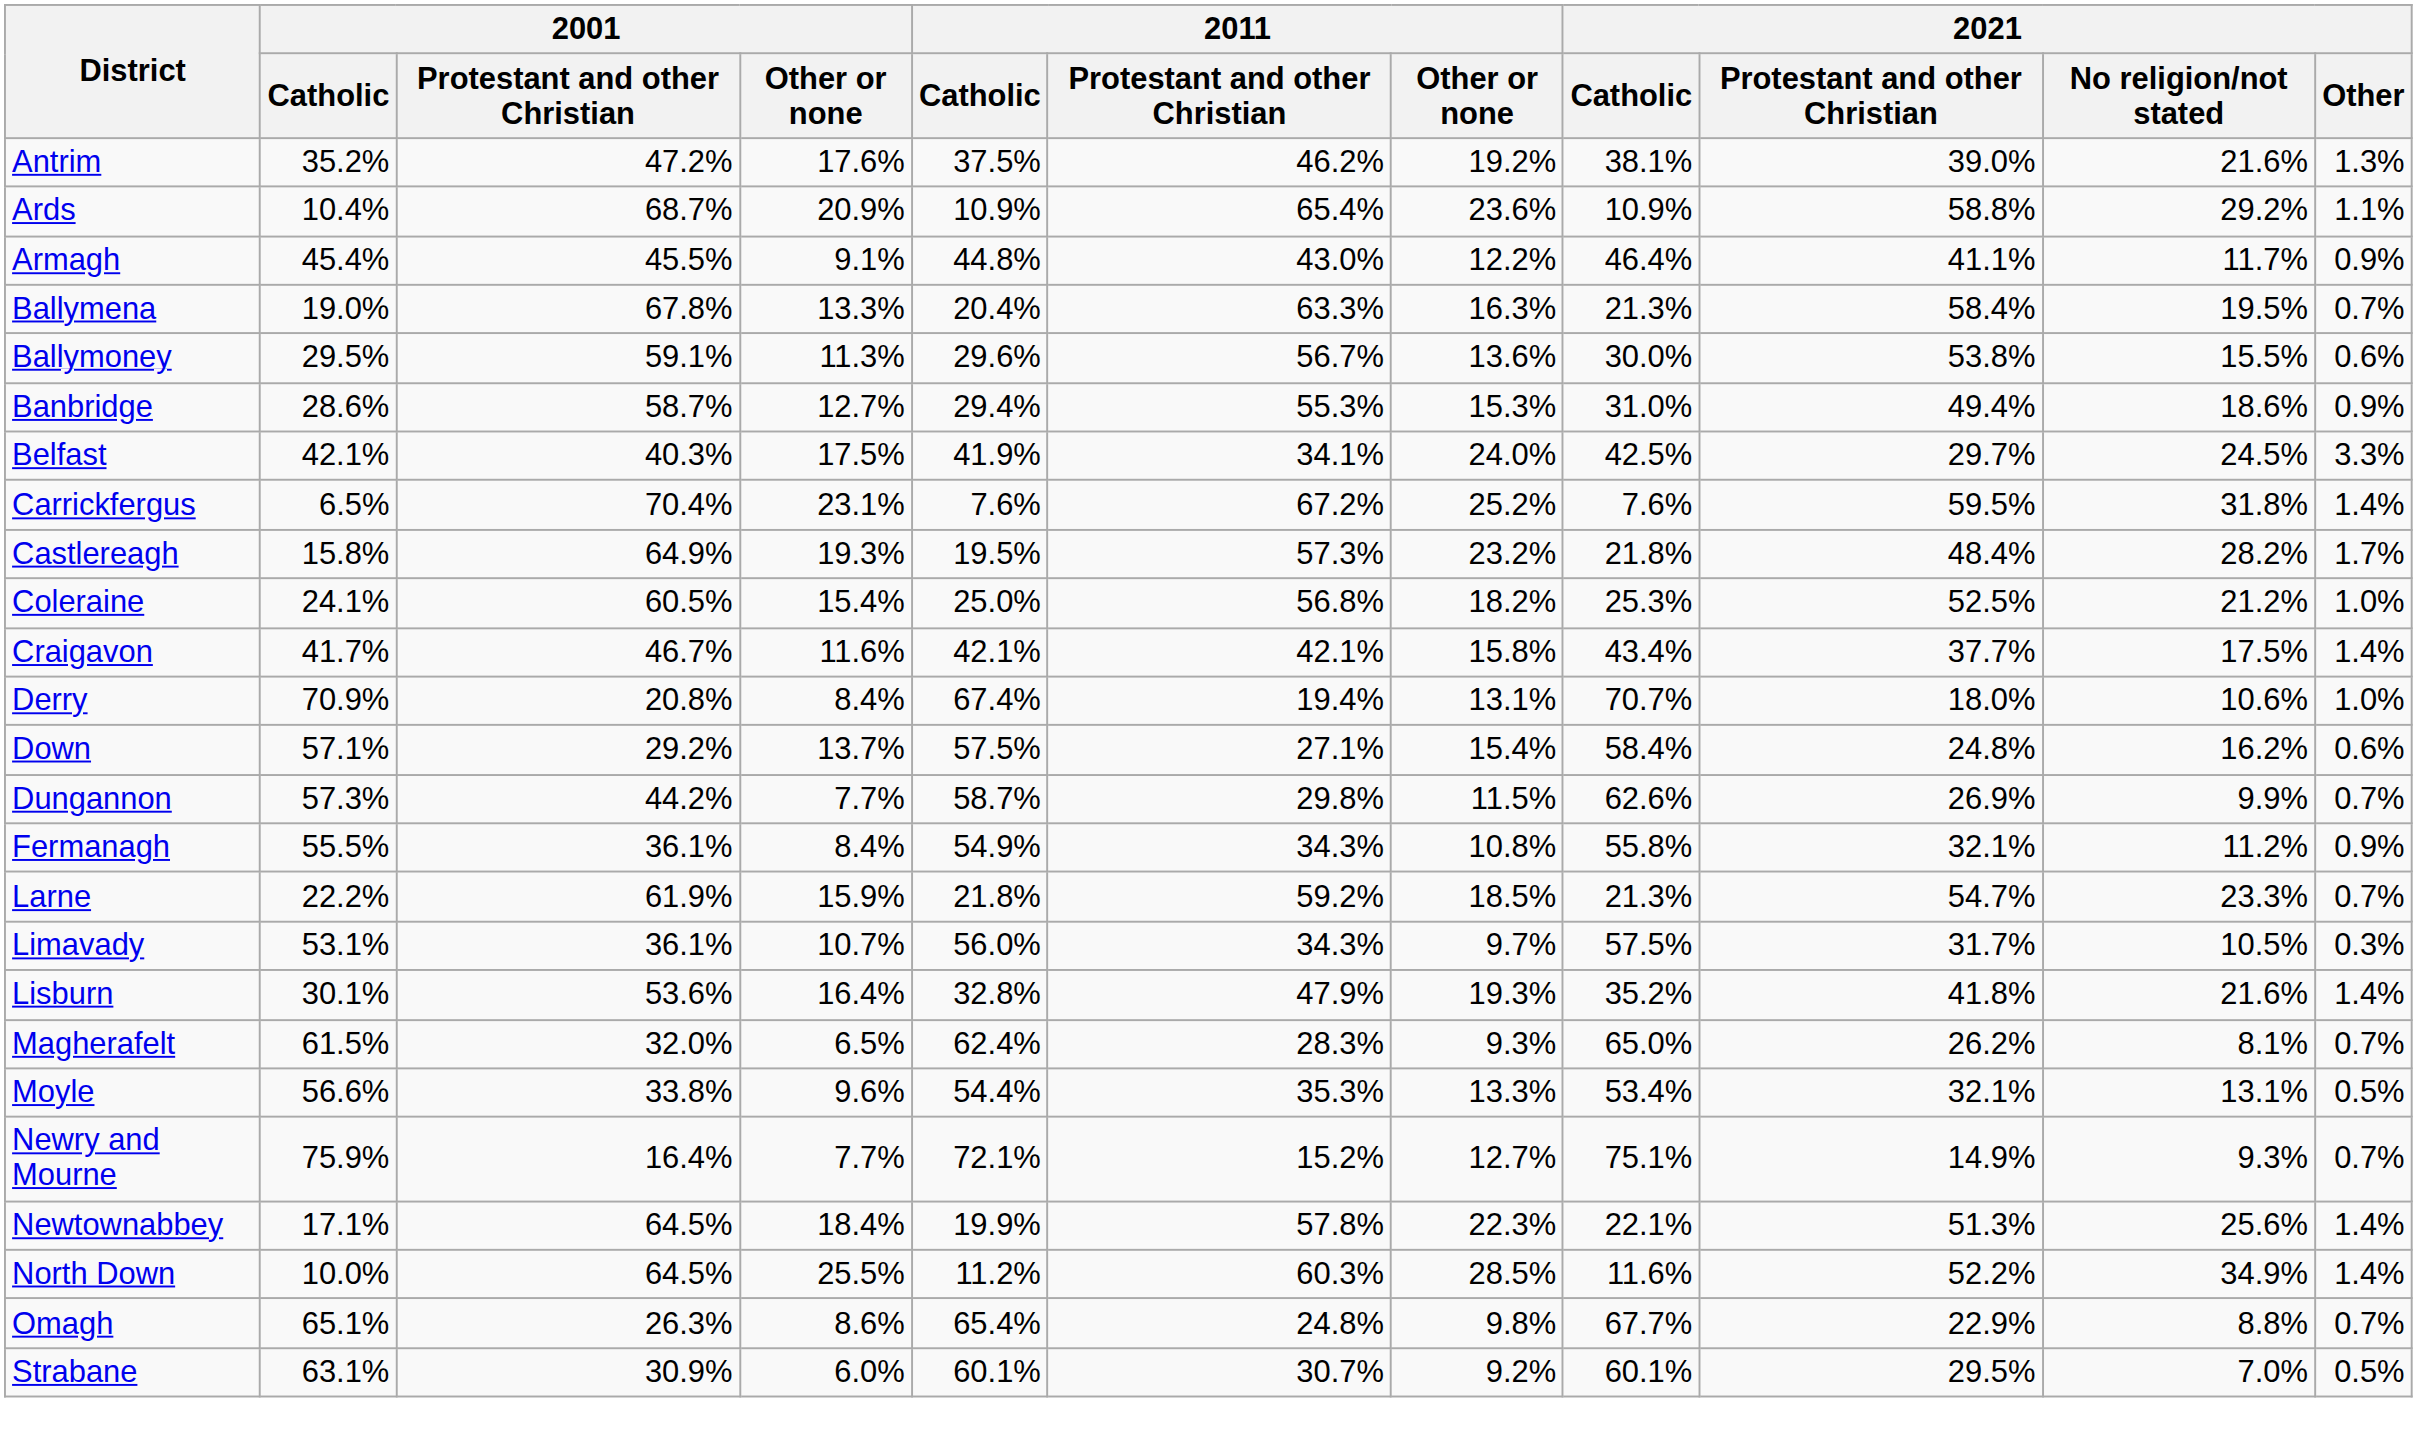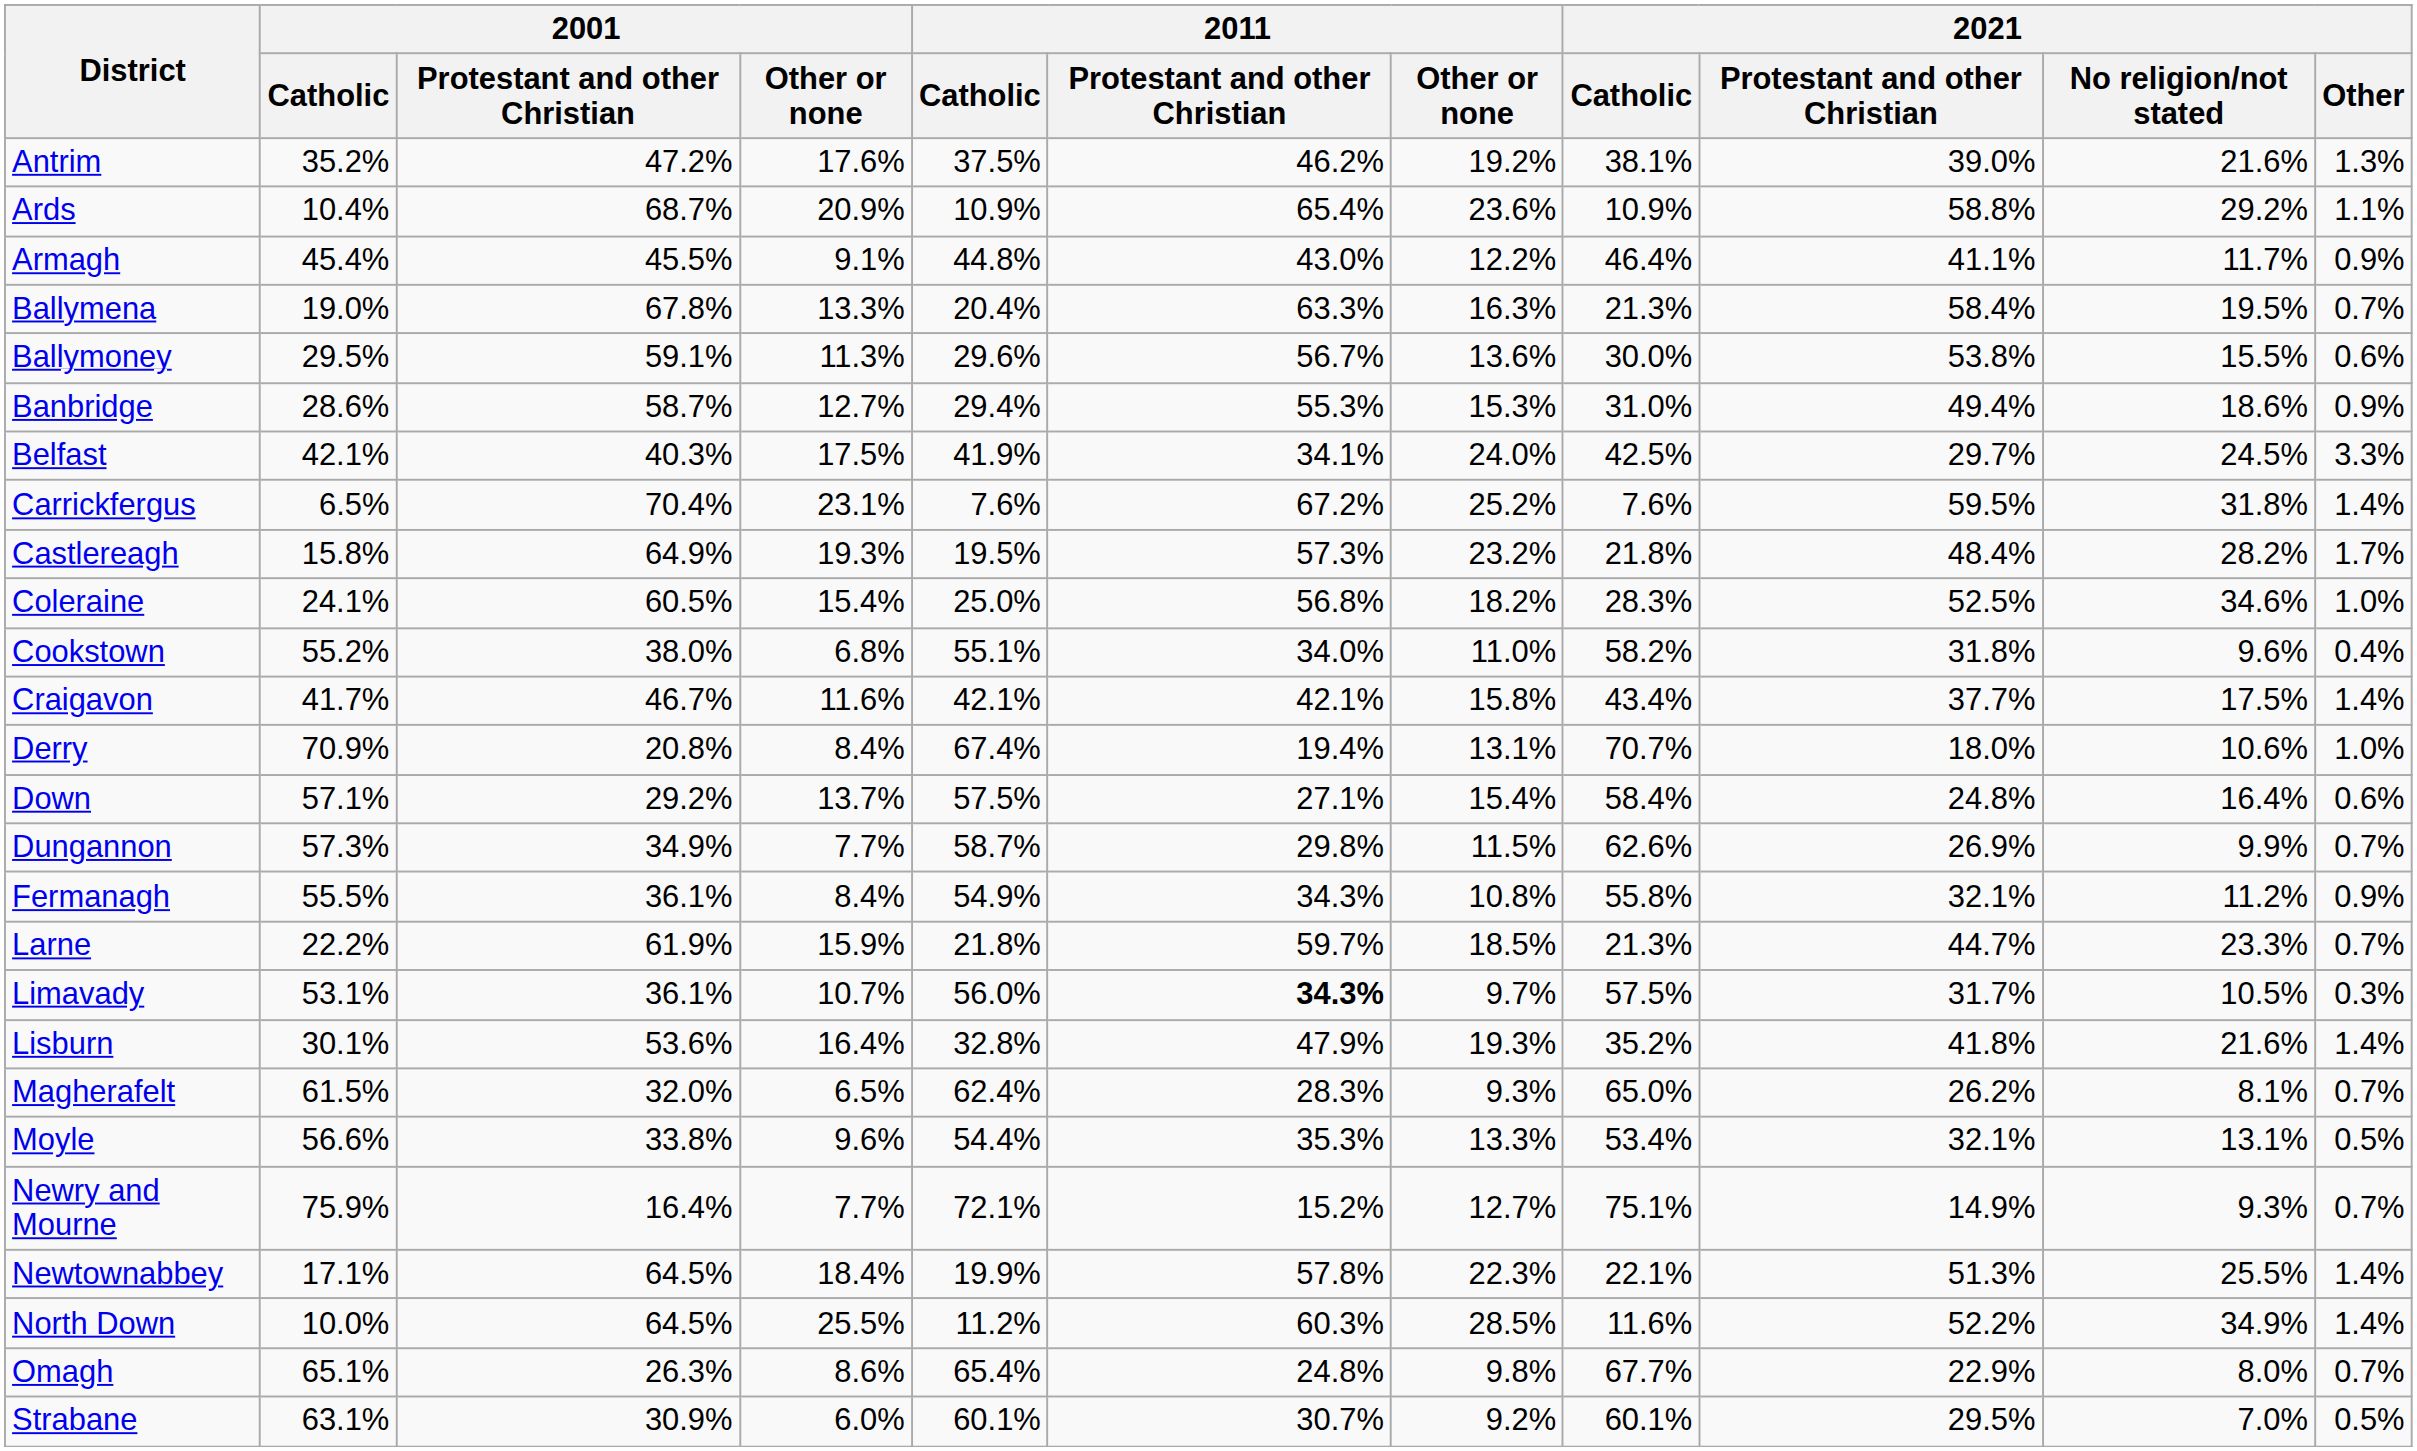(1648, 602) 25.3% -> (1648, 602) 28.3%
(2264, 602) 21.2% -> (2264, 602) 34.6%
+ row: (88, 651)
(2264, 749) 16.2% -> (2264, 798) 16.4%
(689, 798) 44.2% -> (689, 847) 34.9%
(1340, 896) 59.2% -> (1340, 945) 59.7%
(1992, 896) 54.7% -> (1992, 945) 44.7%
(1340, 945) normal -> (1340, 994) bold
(2264, 1224) 25.6% -> (2264, 1273) 25.5%
(2273, 1322) 8.8% -> (2273, 1371) 8.0%
